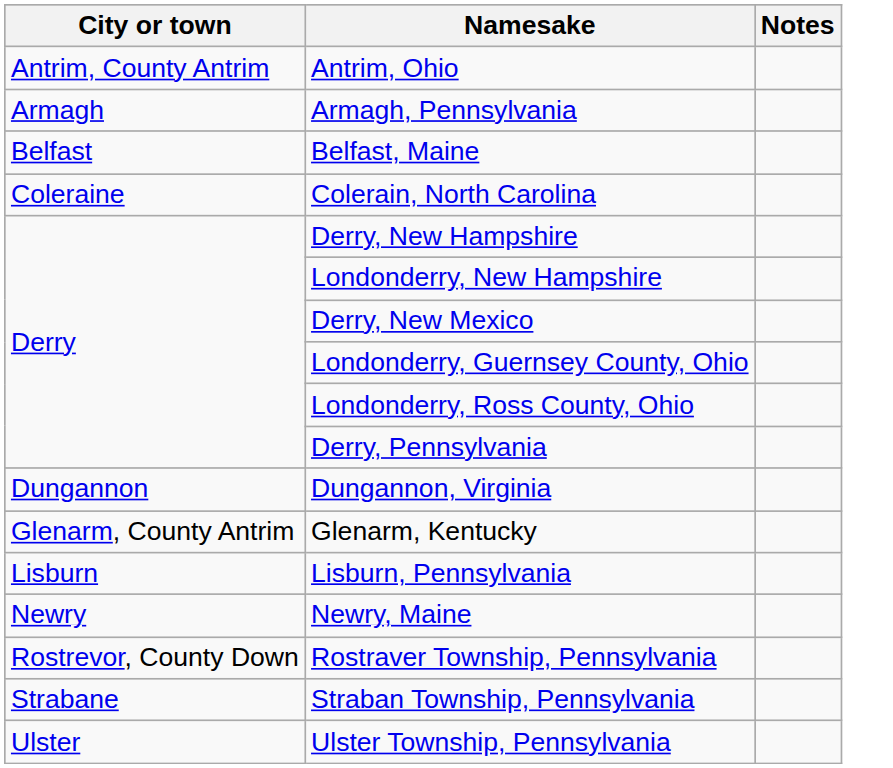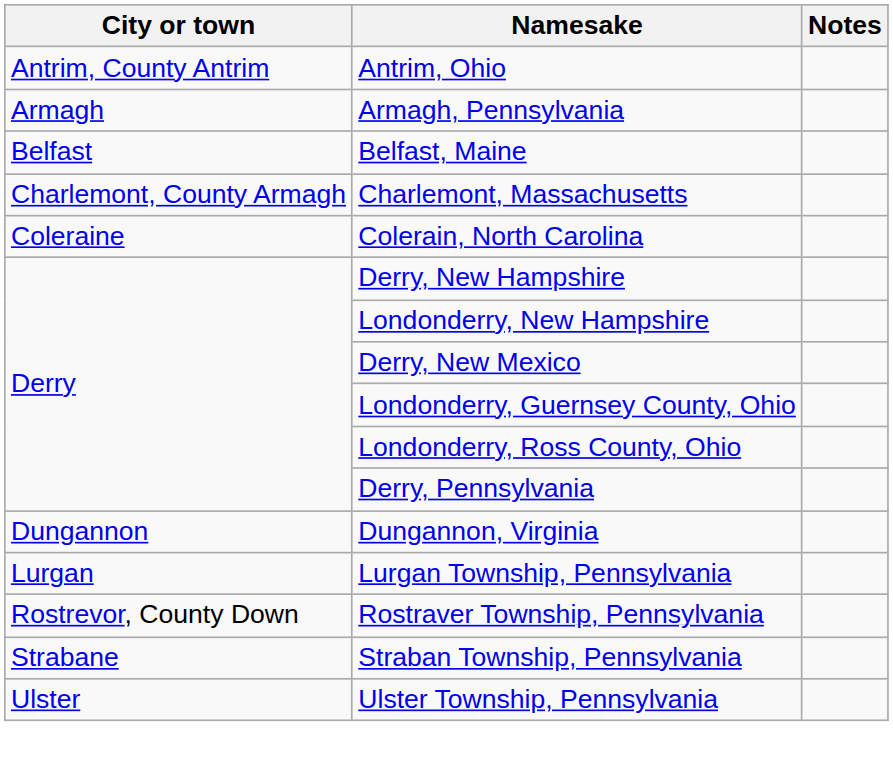+ row: (523, 194)
- row: (424, 531)
- row: (441, 573)
+ row: (545, 573)
- row: (391, 615)
